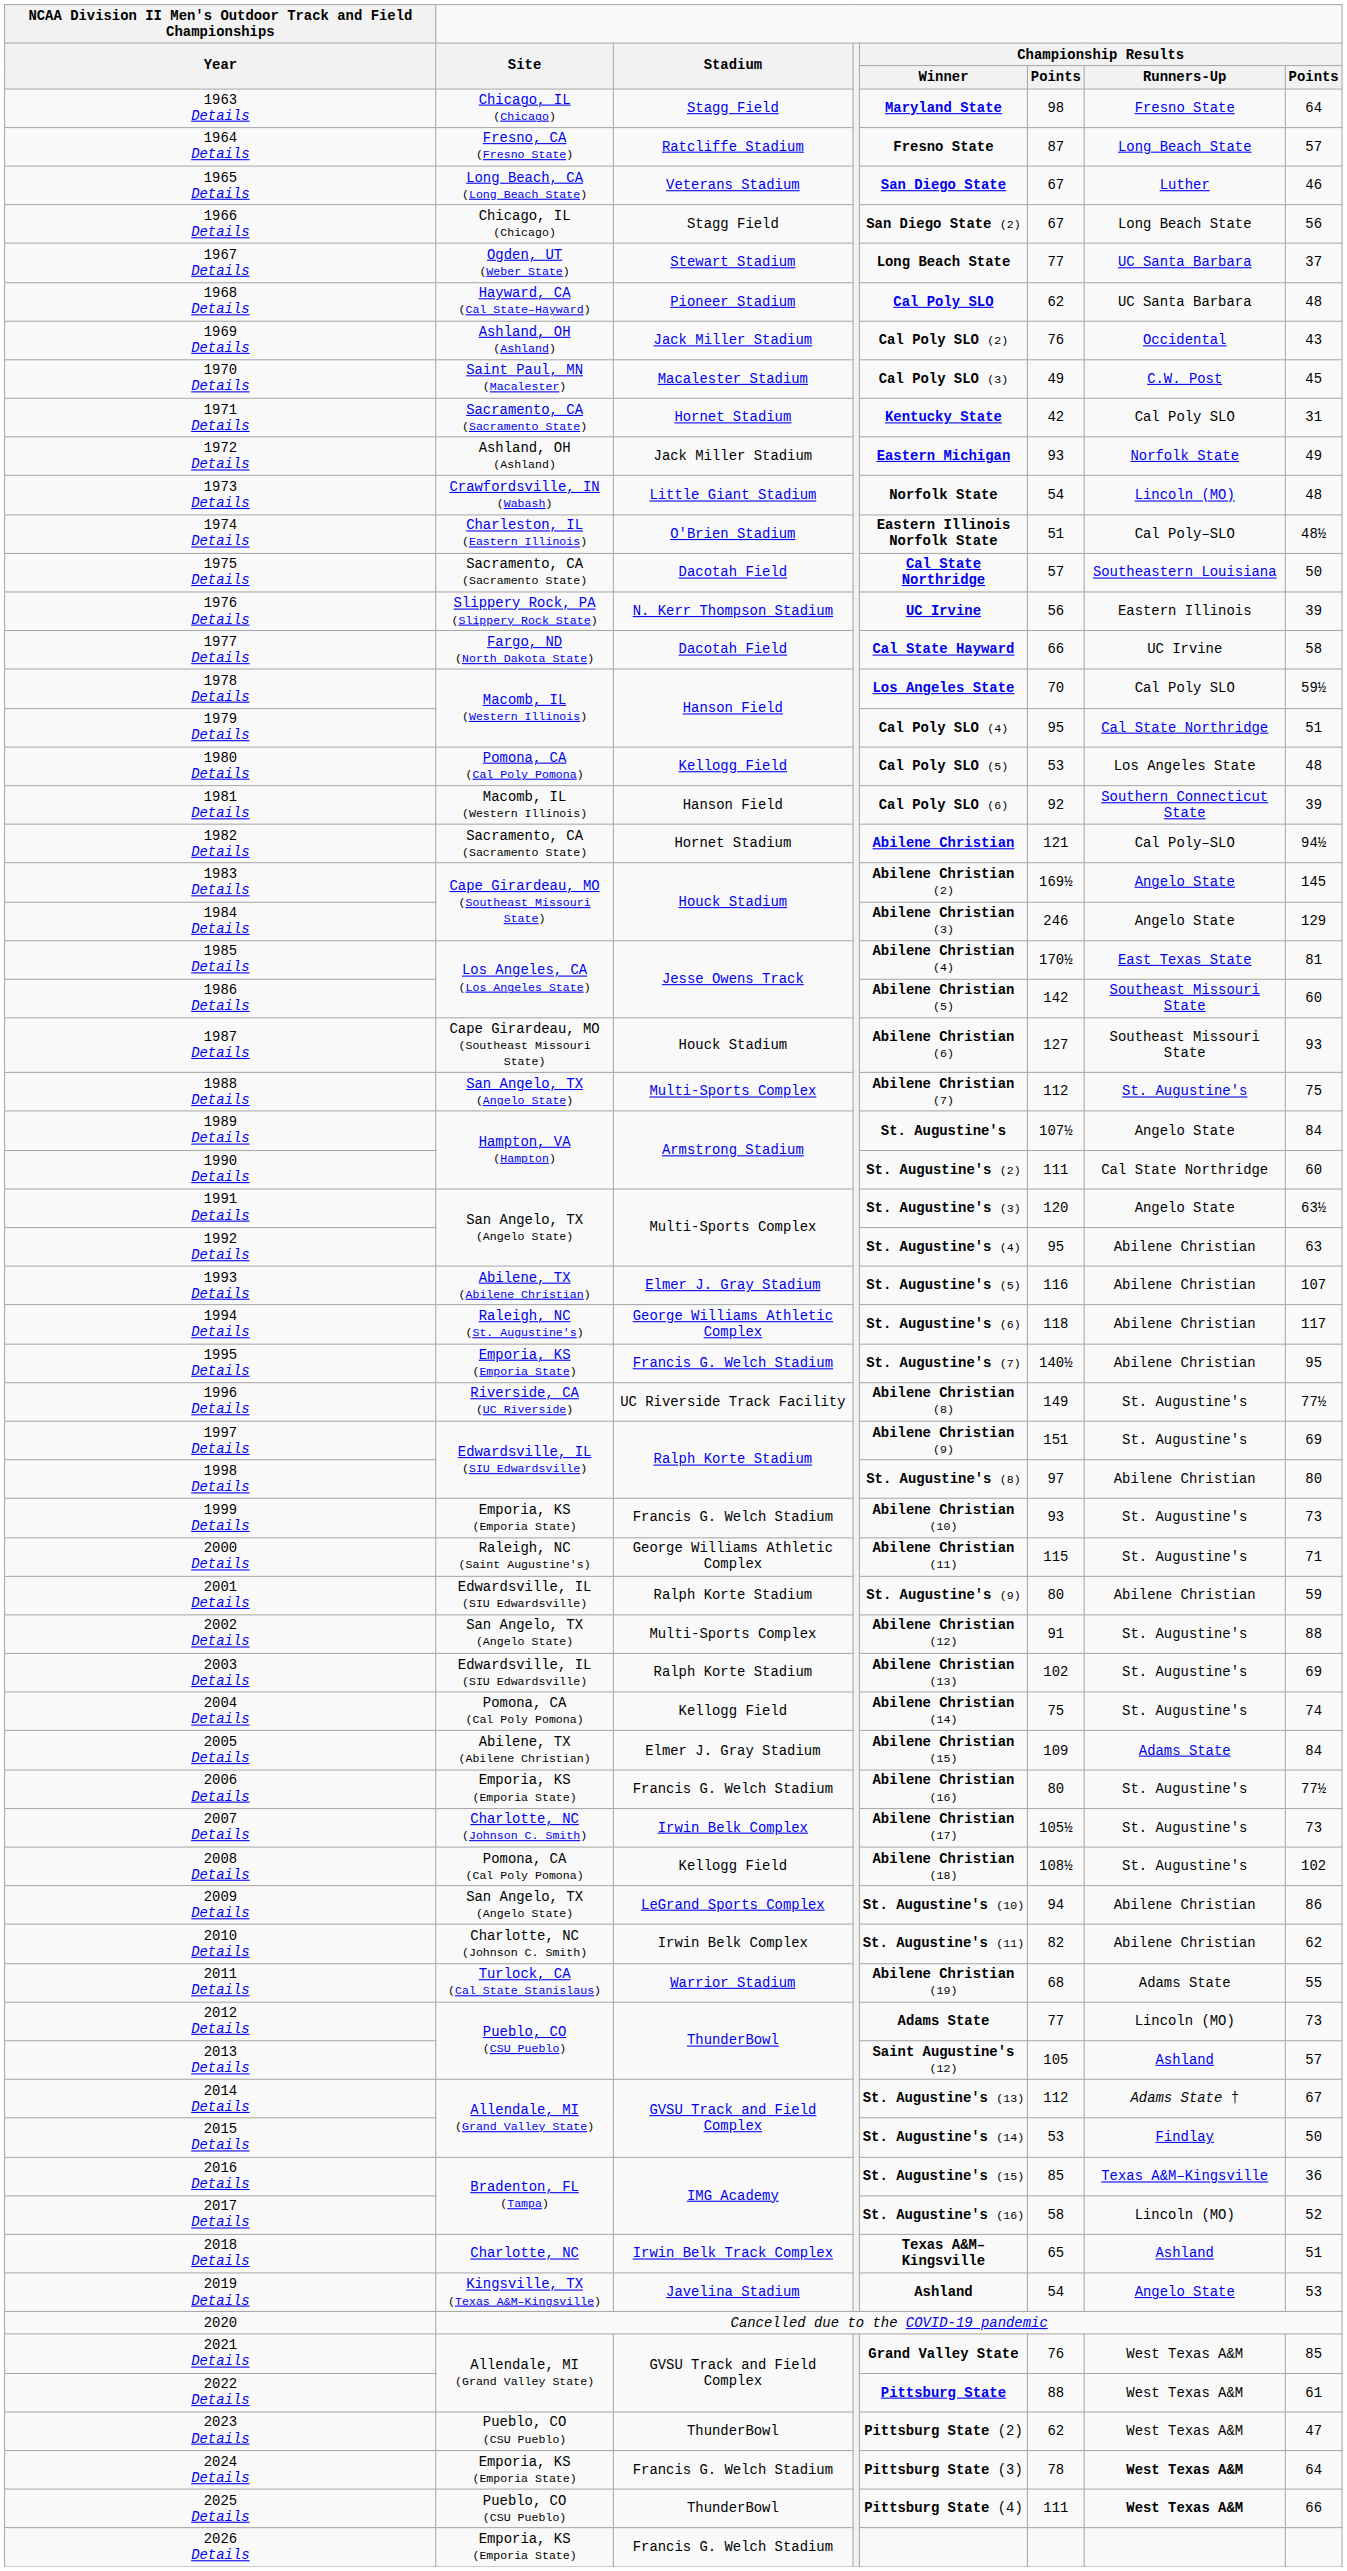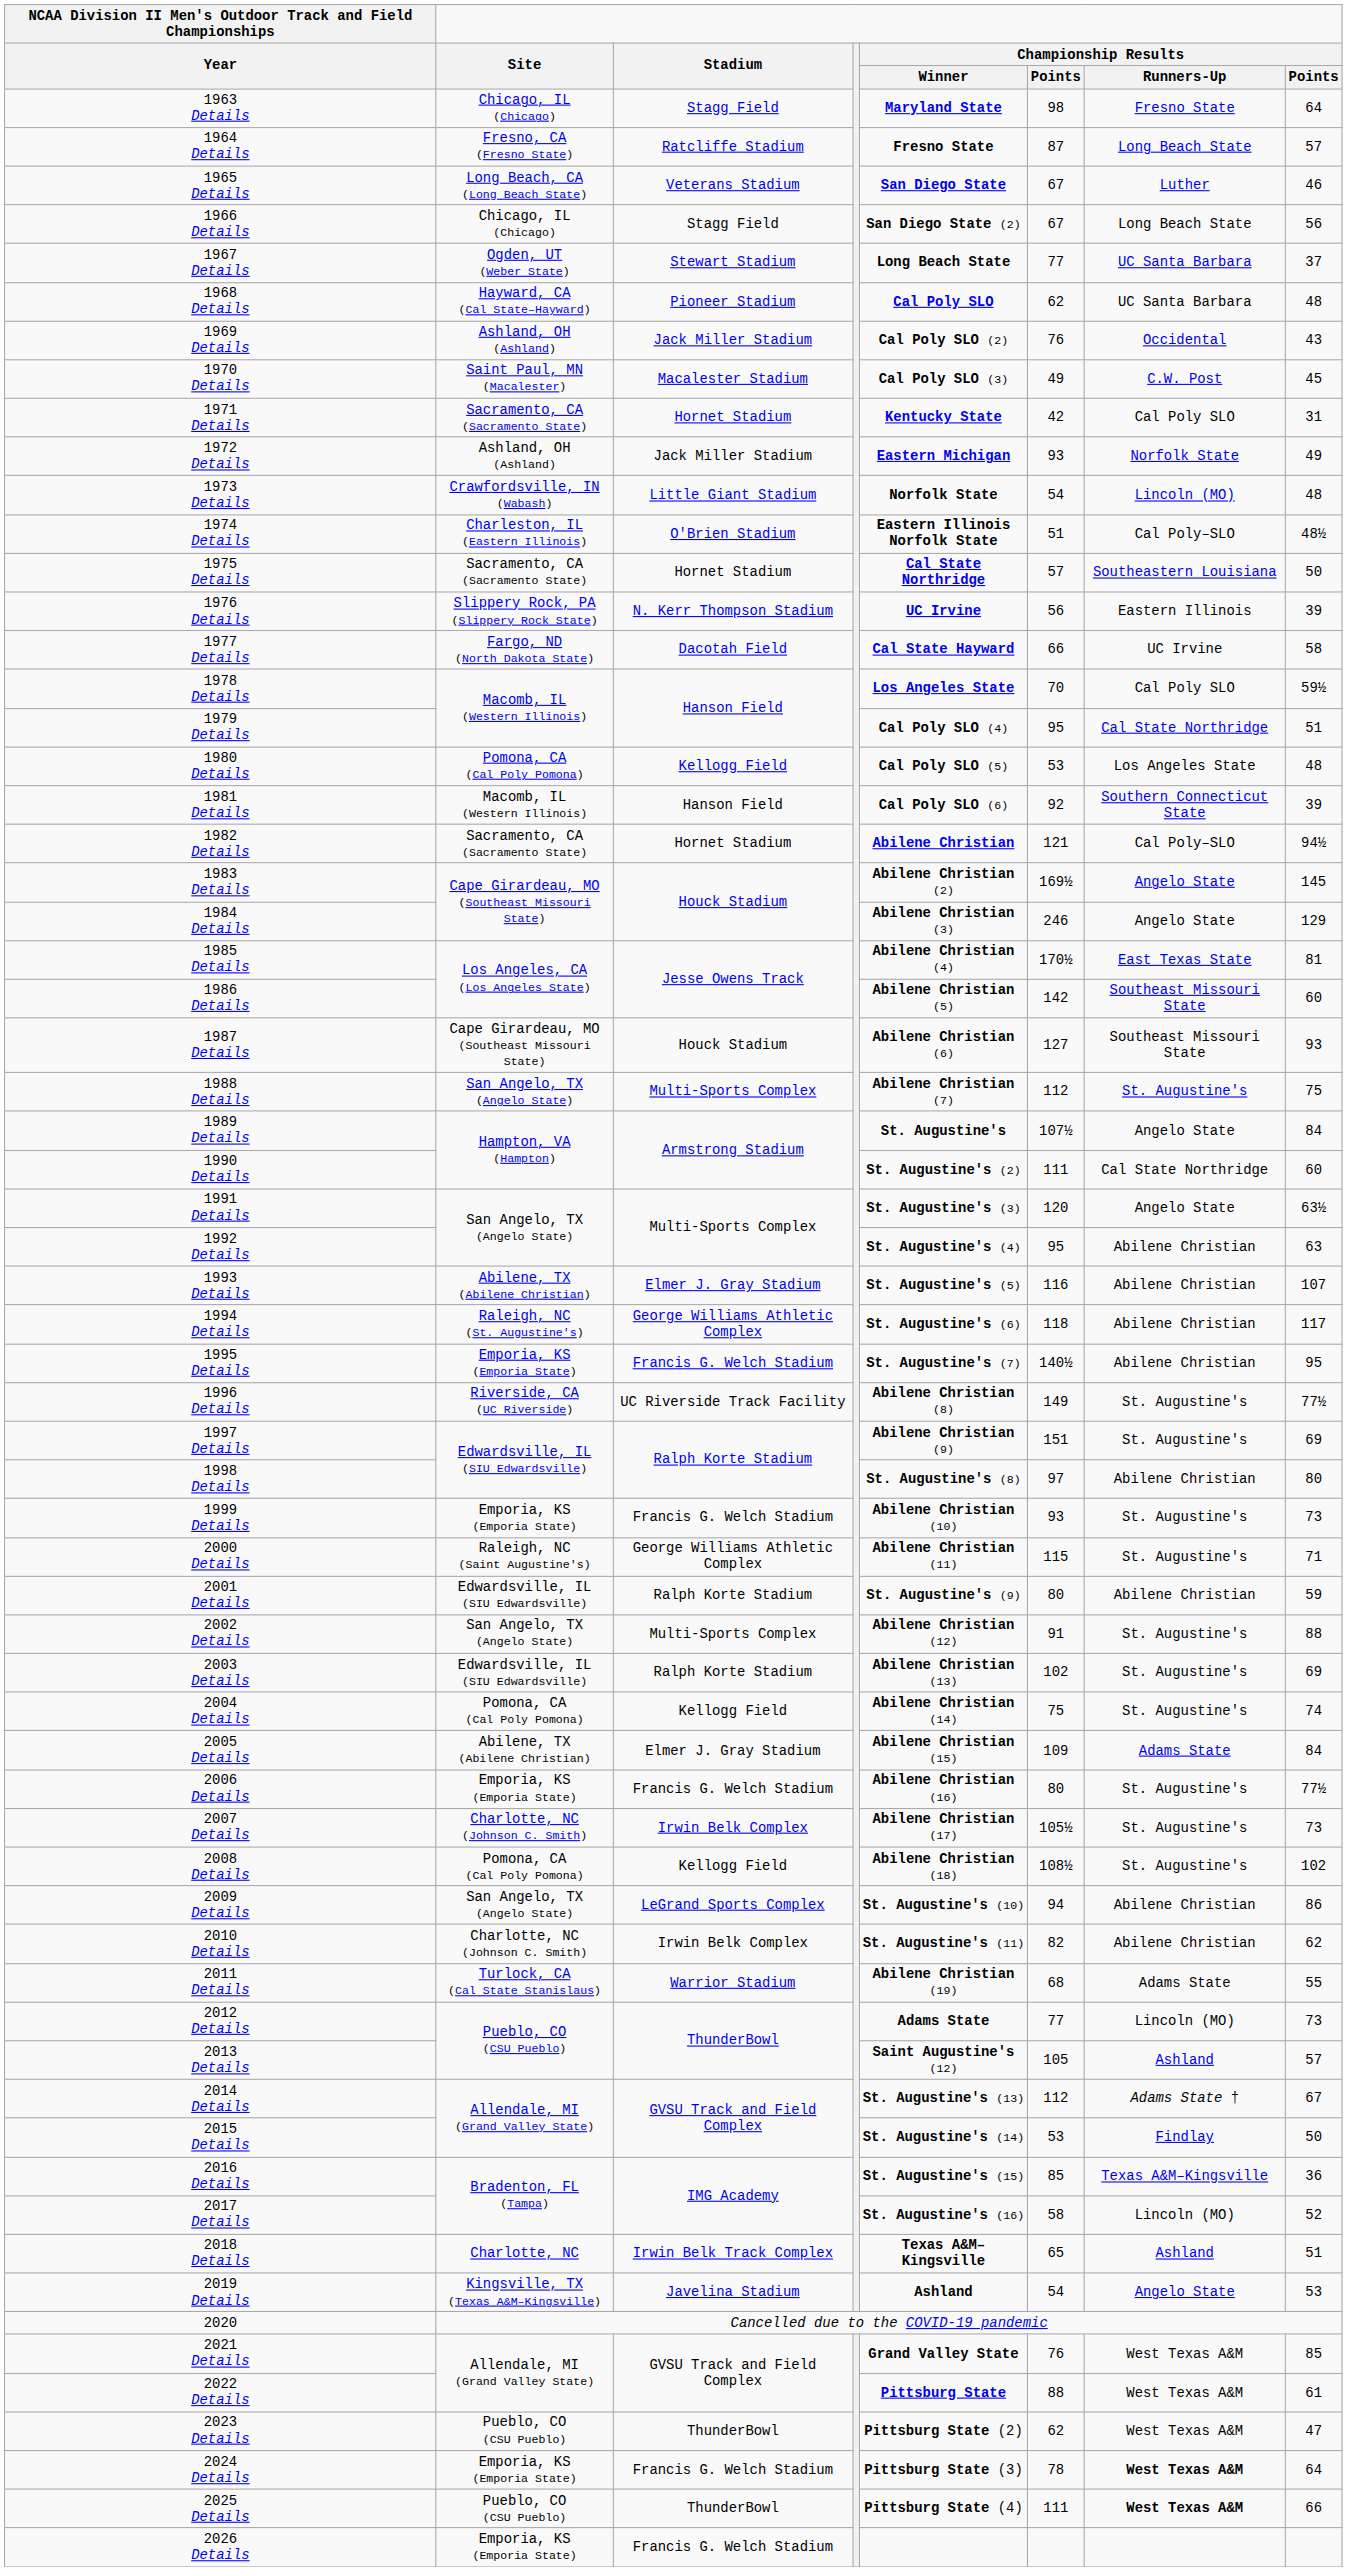(733, 573) Dacotah Field -> (733, 573) Hornet Stadium
